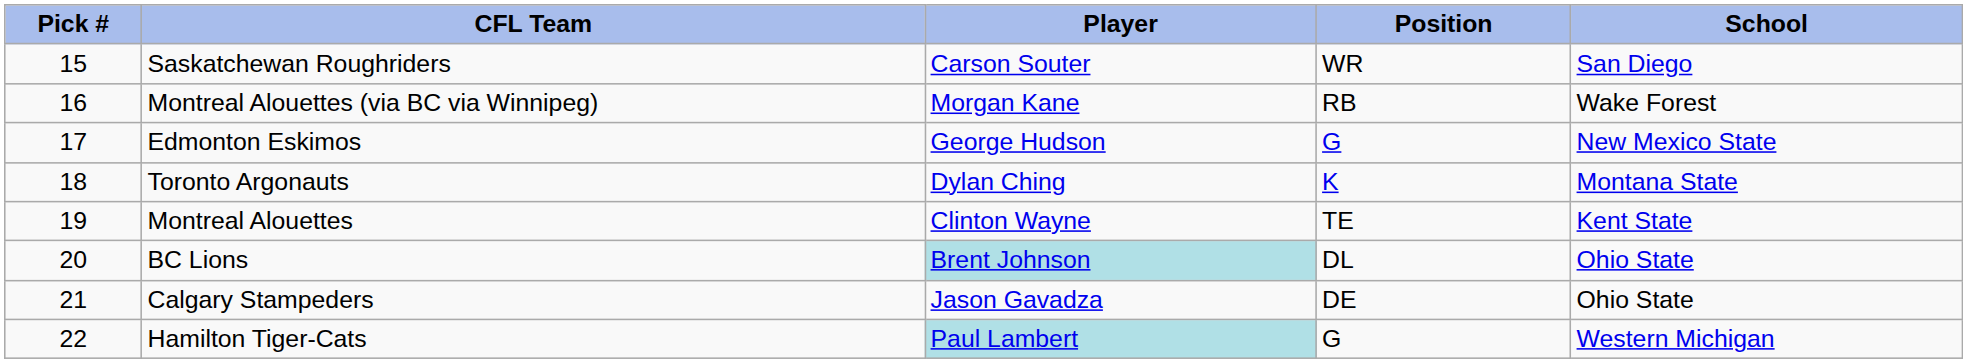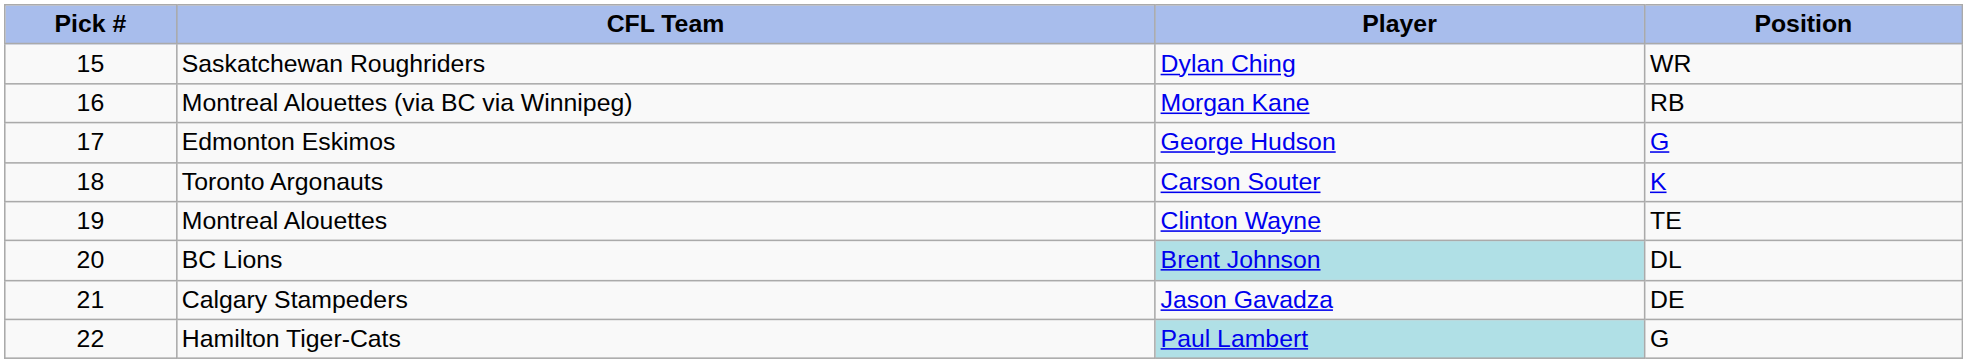- column: (1767, 24)
(1011, 63) Carson Souter -> (1228, 63) Dylan Ching
(998, 181) Dylan Ching -> (1241, 181) Carson Souter
